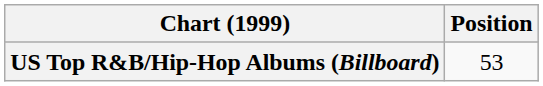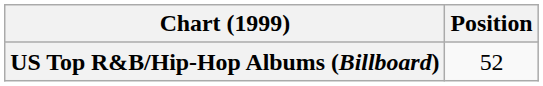(492, 61) 53 -> (492, 61) 52
